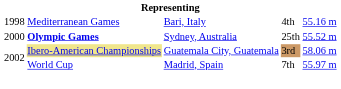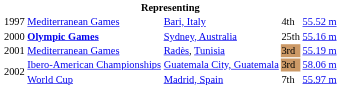(14, 22) 1998 -> (14, 22) 1997
(320, 22) 55.16 m -> (320, 22) 55.52 m
(320, 36) 55.52 m -> (320, 36) 55.16 m
+ row: (194, 50)
(94, 50) khaki background -> (94, 65) no background
